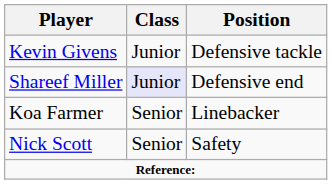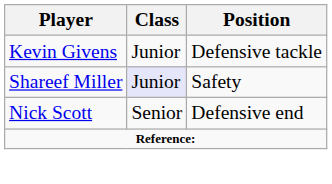(247, 81) Defensive end -> (216, 81) Safety
- row: (56, 112)
(216, 143) Safety -> (247, 112) Defensive end
